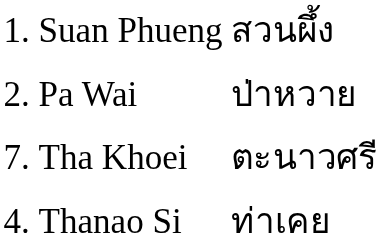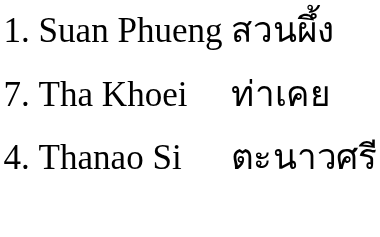- row: (88, 92)
(305, 157) ตะนาวศรี -> (281, 93) ท่าเคย
(281, 220) ท่าเคย -> (305, 157) ตะนาวศรี
